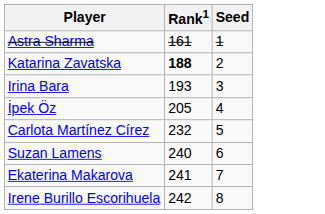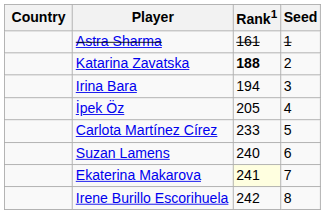+ column: (38, 17)
(180, 86) 193 -> (248, 86) 194
(180, 131) 232 -> (248, 131) 233
(180, 175) no background -> (248, 175) lightyellow background
